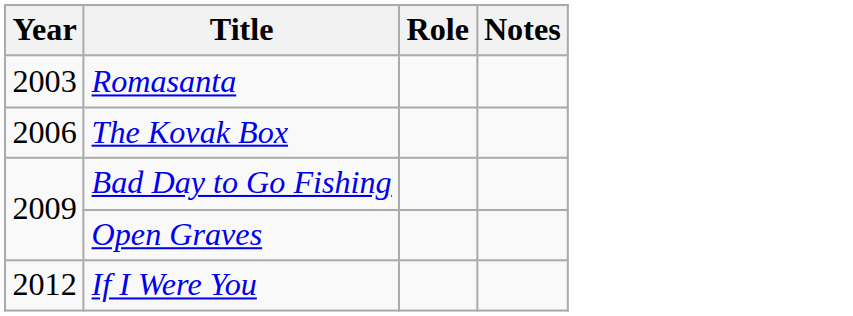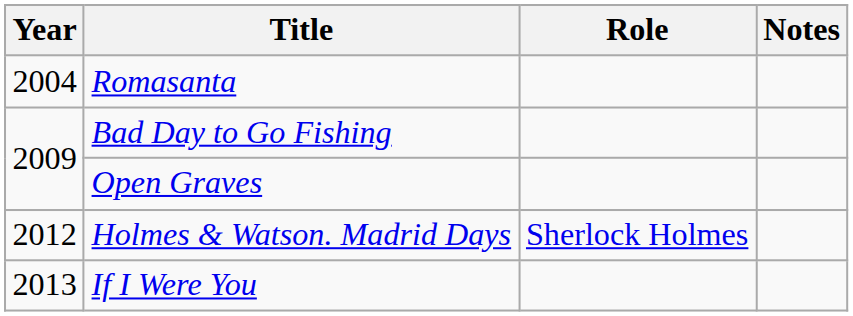(45, 81) 2003 -> (45, 81) 2004
- row: (190, 132)
+ row: (301, 234)
(45, 285) 2012 -> (45, 285) 2013
